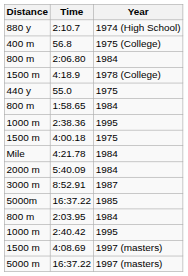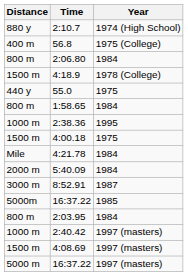(107, 232) 1995 -> (129, 232) 1997 (masters)
